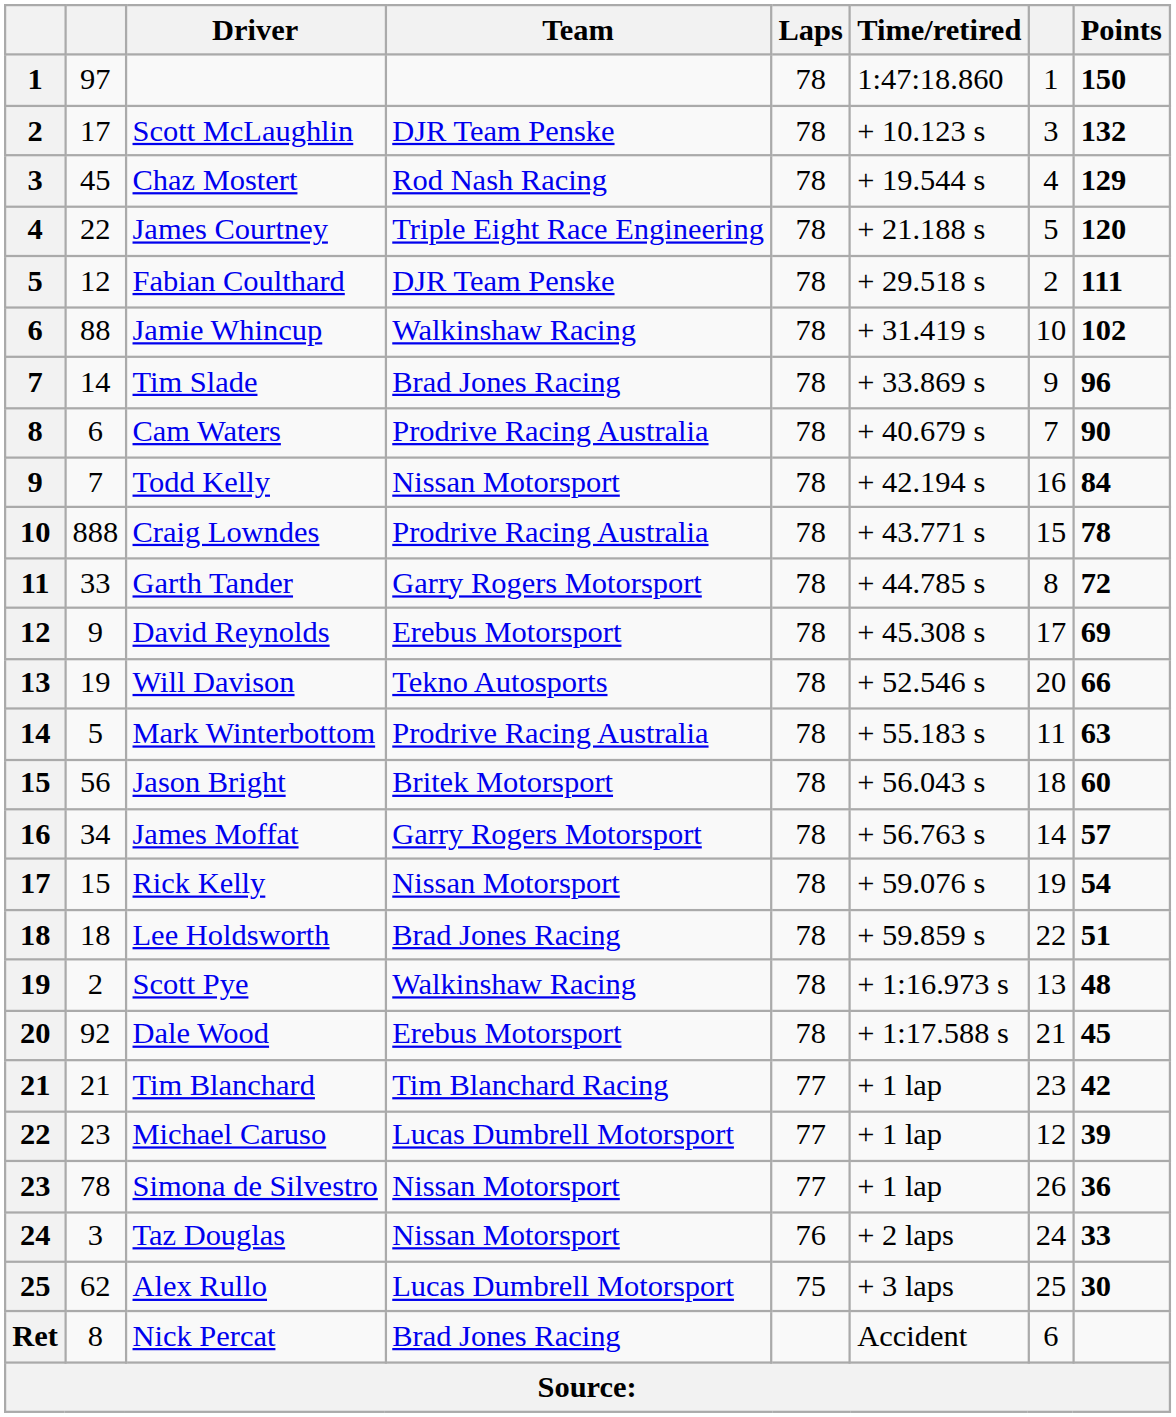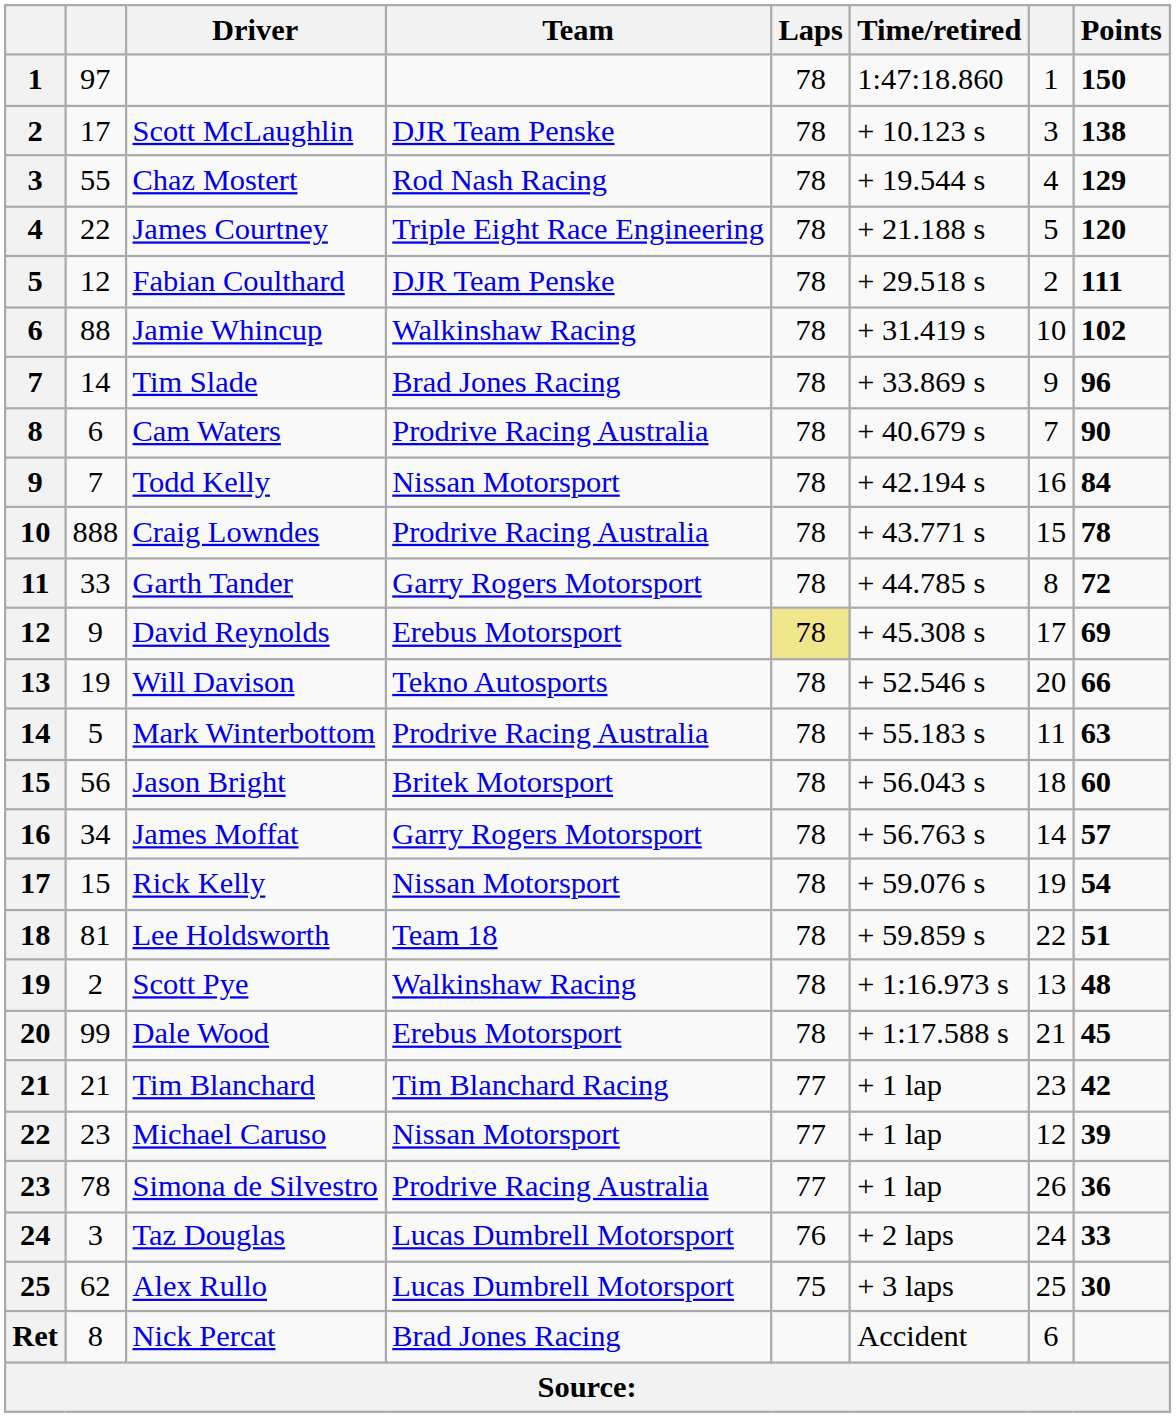(1103, 129) 132 -> (1103, 129) 138
(95, 180) 45 -> (95, 180) 55
(811, 632) no background -> (811, 632) khaki background
(95, 933) 18 -> (95, 933) 81
(506, 933) Brad Jones Racing -> (445, 933) Team 18
(95, 1034) 92 -> (95, 1034) 99
(563, 1134) Lucas Dumbrell Motorsport -> (506, 1134) Nissan Motorsport
(506, 1185) Nissan Motorsport -> (550, 1185) Prodrive Racing Australia
(506, 1235) Nissan Motorsport -> (563, 1235) Lucas Dumbrell Motorsport
